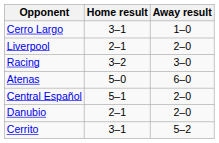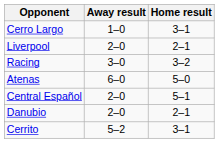columns swapped: (117, 12) <-> (182, 12)
